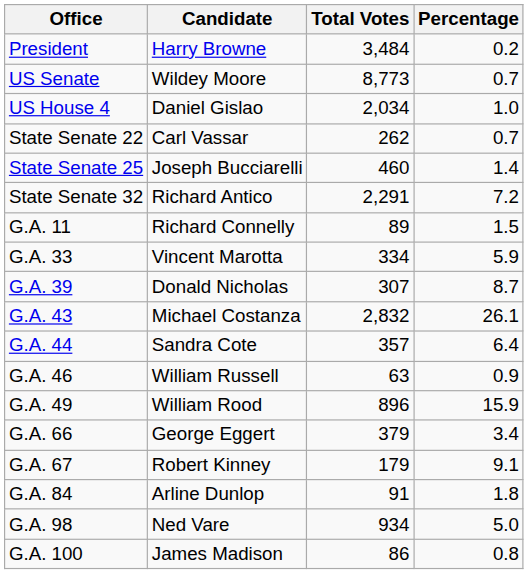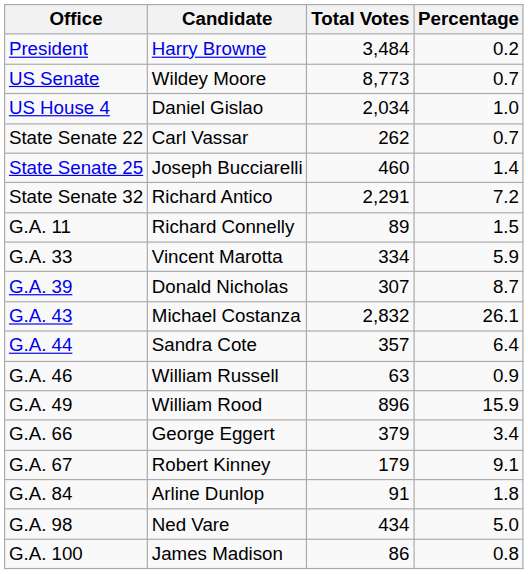(394, 524) 934 -> (394, 524) 434
